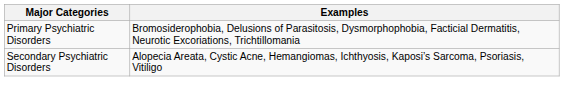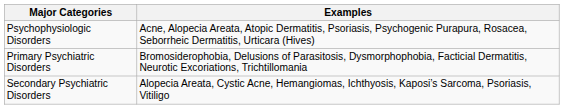+ row: (49, 34)
